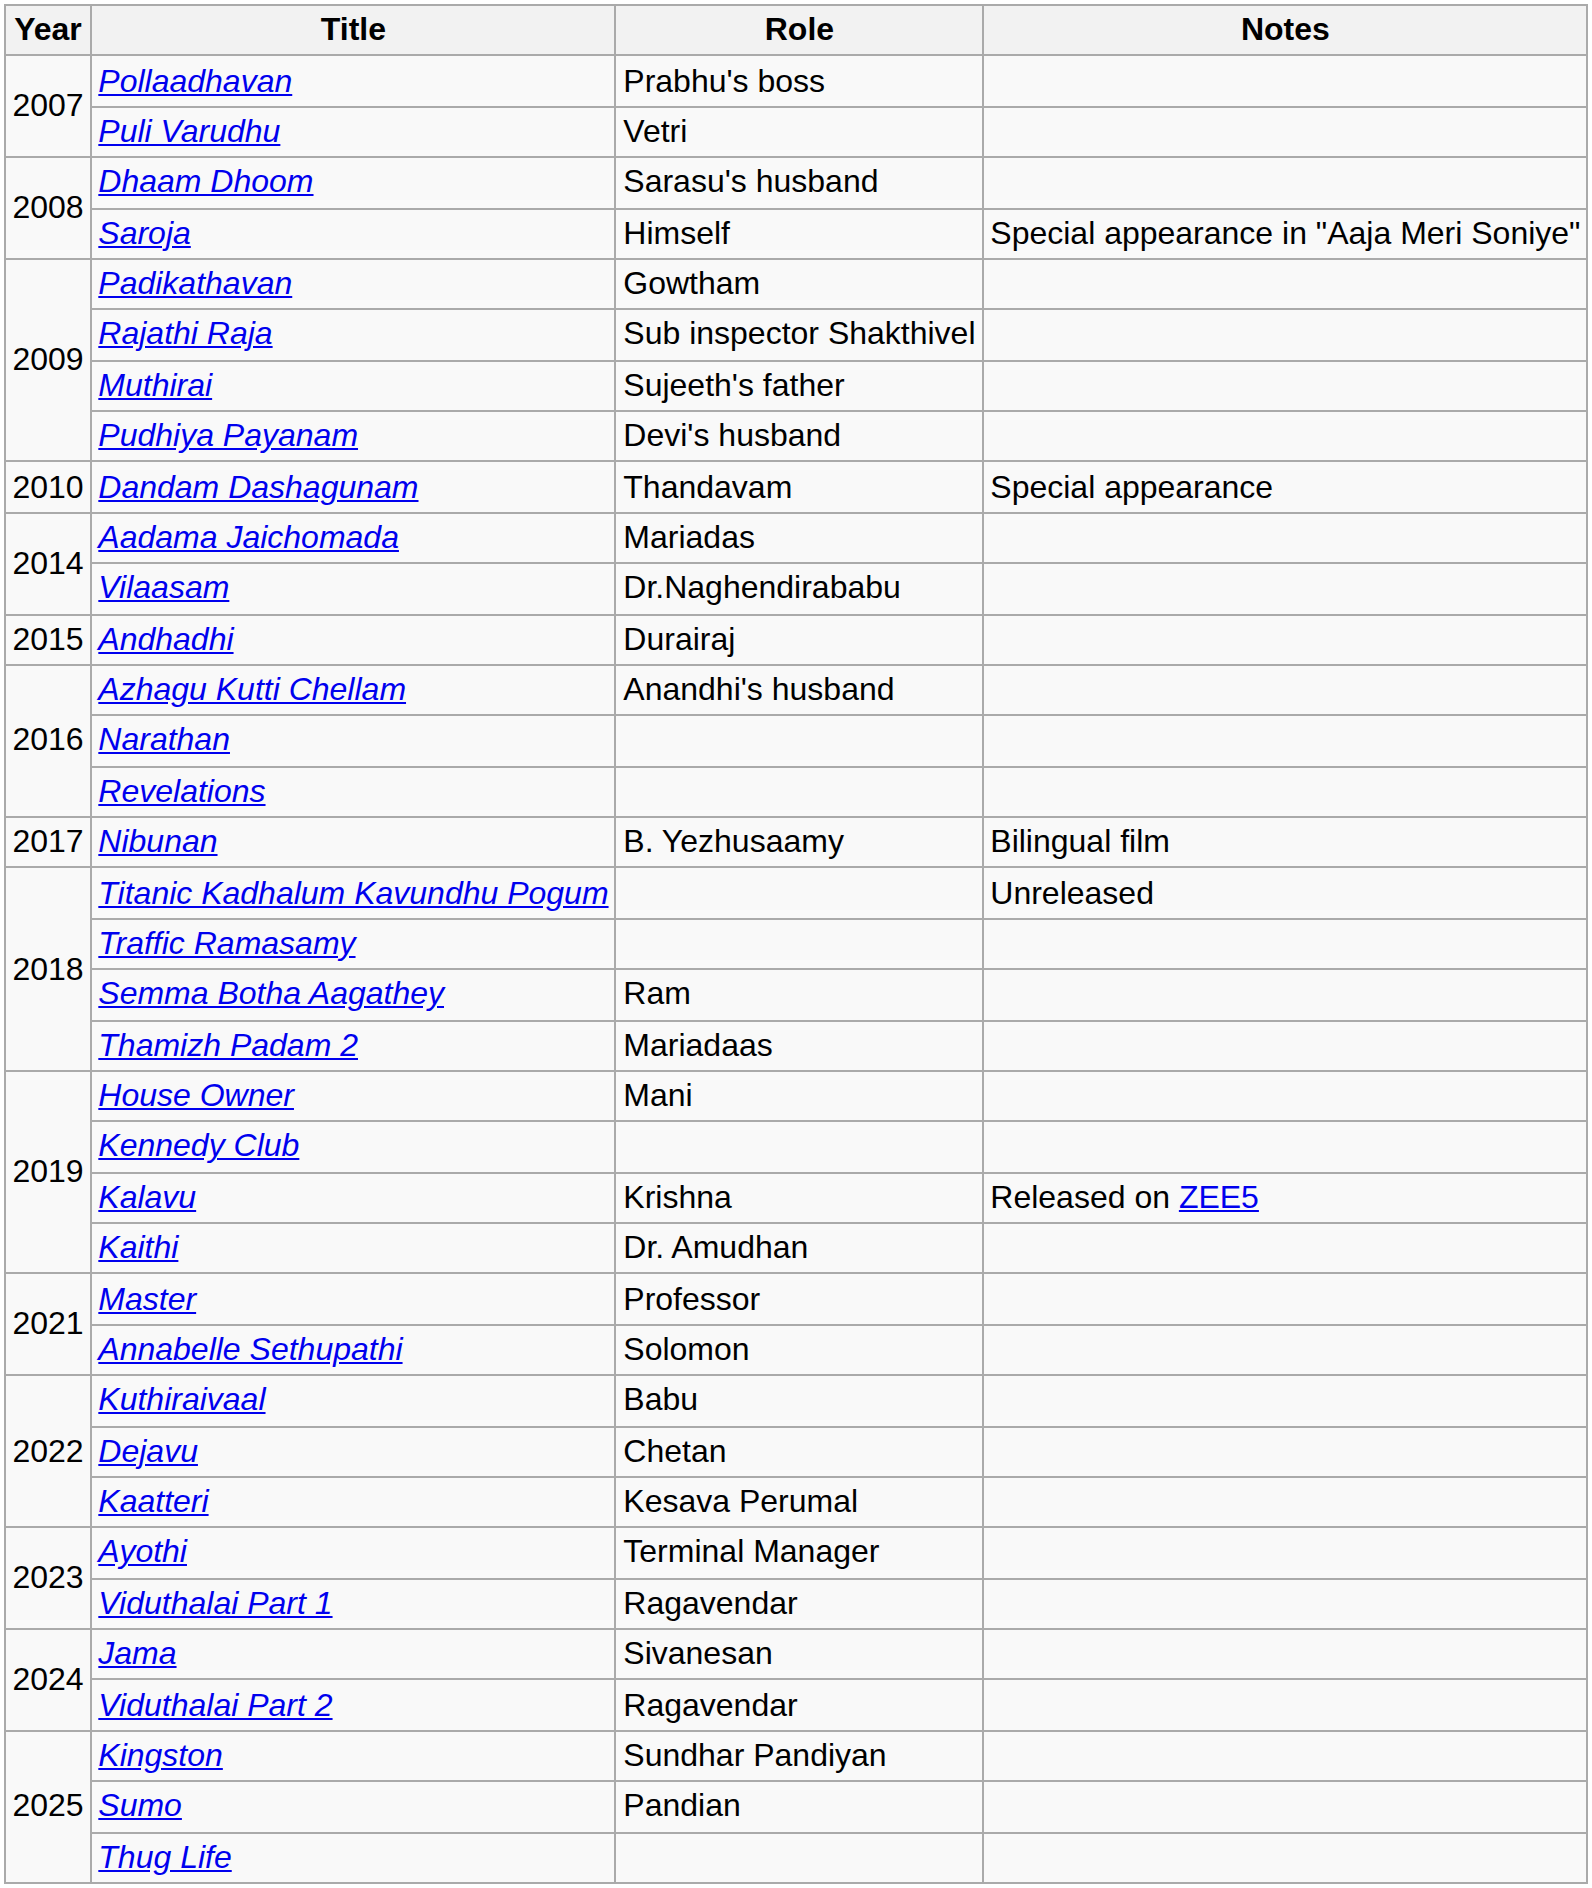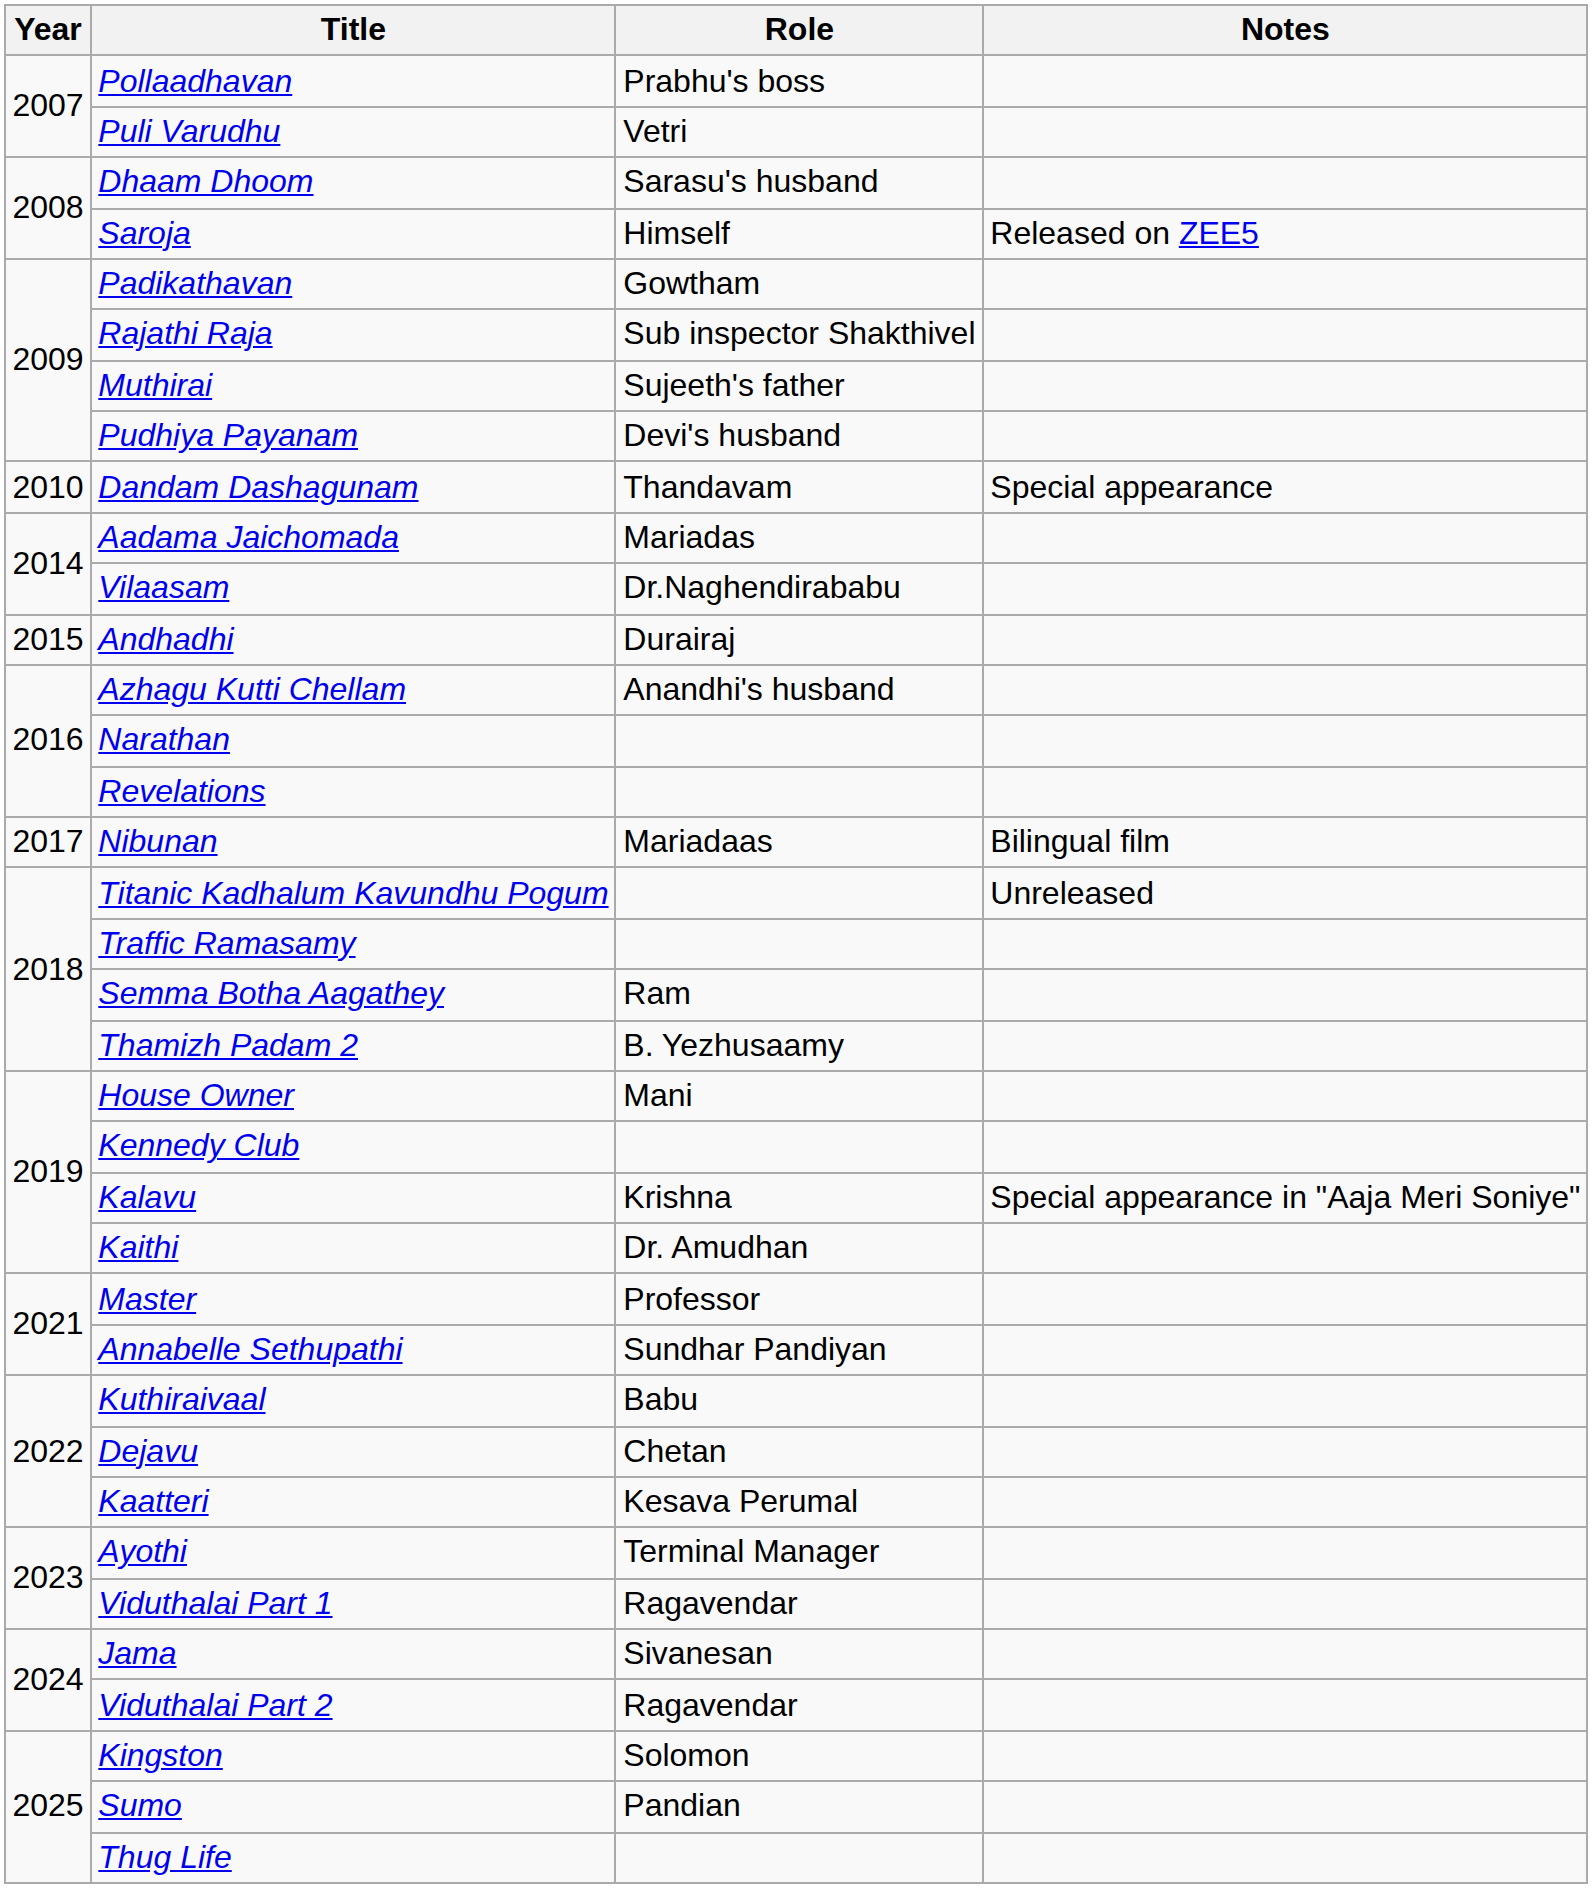(1285, 232) Special appearance in "Aaja Meri Soniye" -> (1125, 232) Released on ZEE5
(734, 841) B. Yezhusaamy -> (698, 841) Mariadaas
(698, 1044) Mariadaas -> (734, 1044) B. Yezhusaamy
(1125, 1197) Released on ZEE5 -> (1285, 1197) Special appearance in "Aaja Meri Soniye"
(686, 1349) Solomon -> (755, 1349) Sundhar Pandiyan
(755, 1755) Sundhar Pandiyan -> (686, 1755) Solomon
